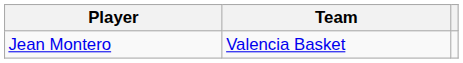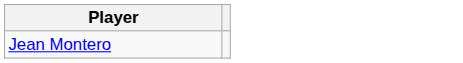- column: (336, 17)
